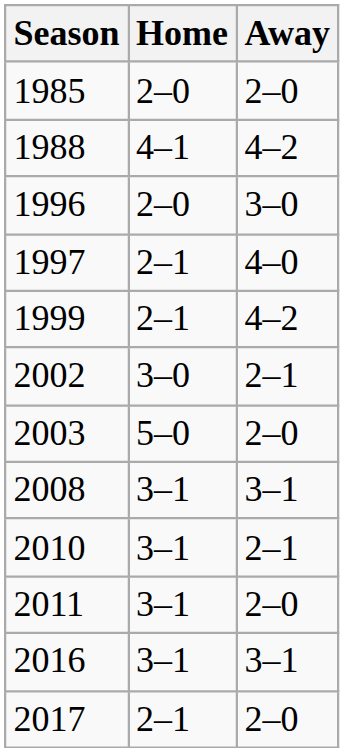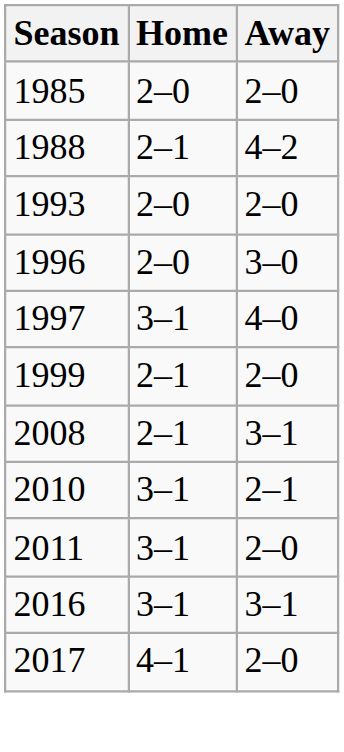(163, 147) 4–1 -> (163, 147) 2–1
+ row: (49, 204)
(163, 261) 2–1 -> (163, 318) 3–1
(272, 318) 4–2 -> (272, 375) 2–0
- row: (49, 375)
- row: (49, 432)
(163, 489) 3–1 -> (163, 432) 2–1
(163, 718) 2–1 -> (163, 661) 4–1
